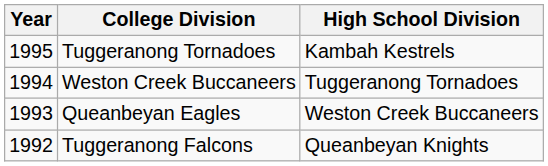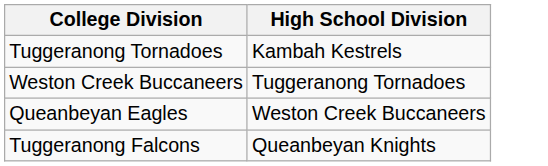- column: (31, 20)
